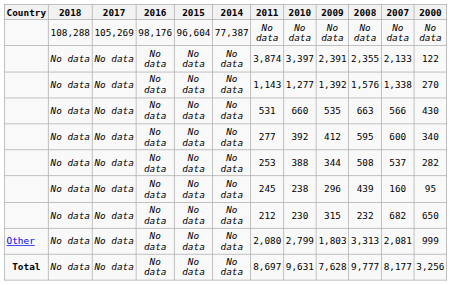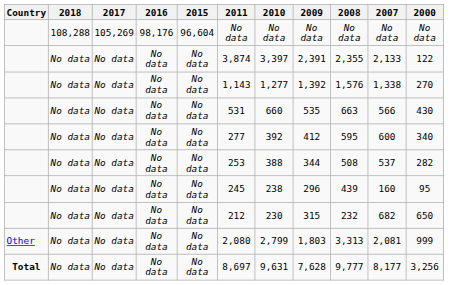- column: (232, 12)
